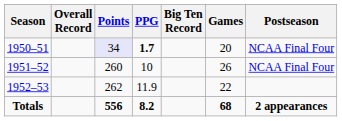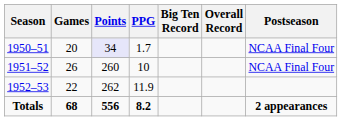columns swapped: (226, 21) <-> (73, 21)
(147, 48) bold -> (143, 48) normal
